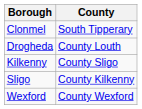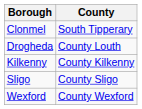(88, 63) County Sligo -> (96, 63) County Kilkenny
(96, 79) County Kilkenny -> (88, 79) County Sligo
